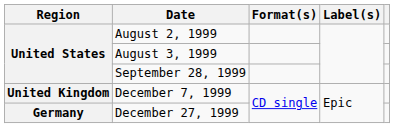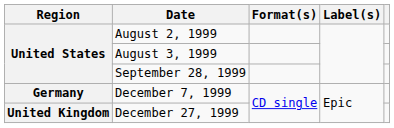(58, 93) United Kingdom -> (58, 93) Germany
(58, 113) Germany -> (58, 113) United Kingdom
